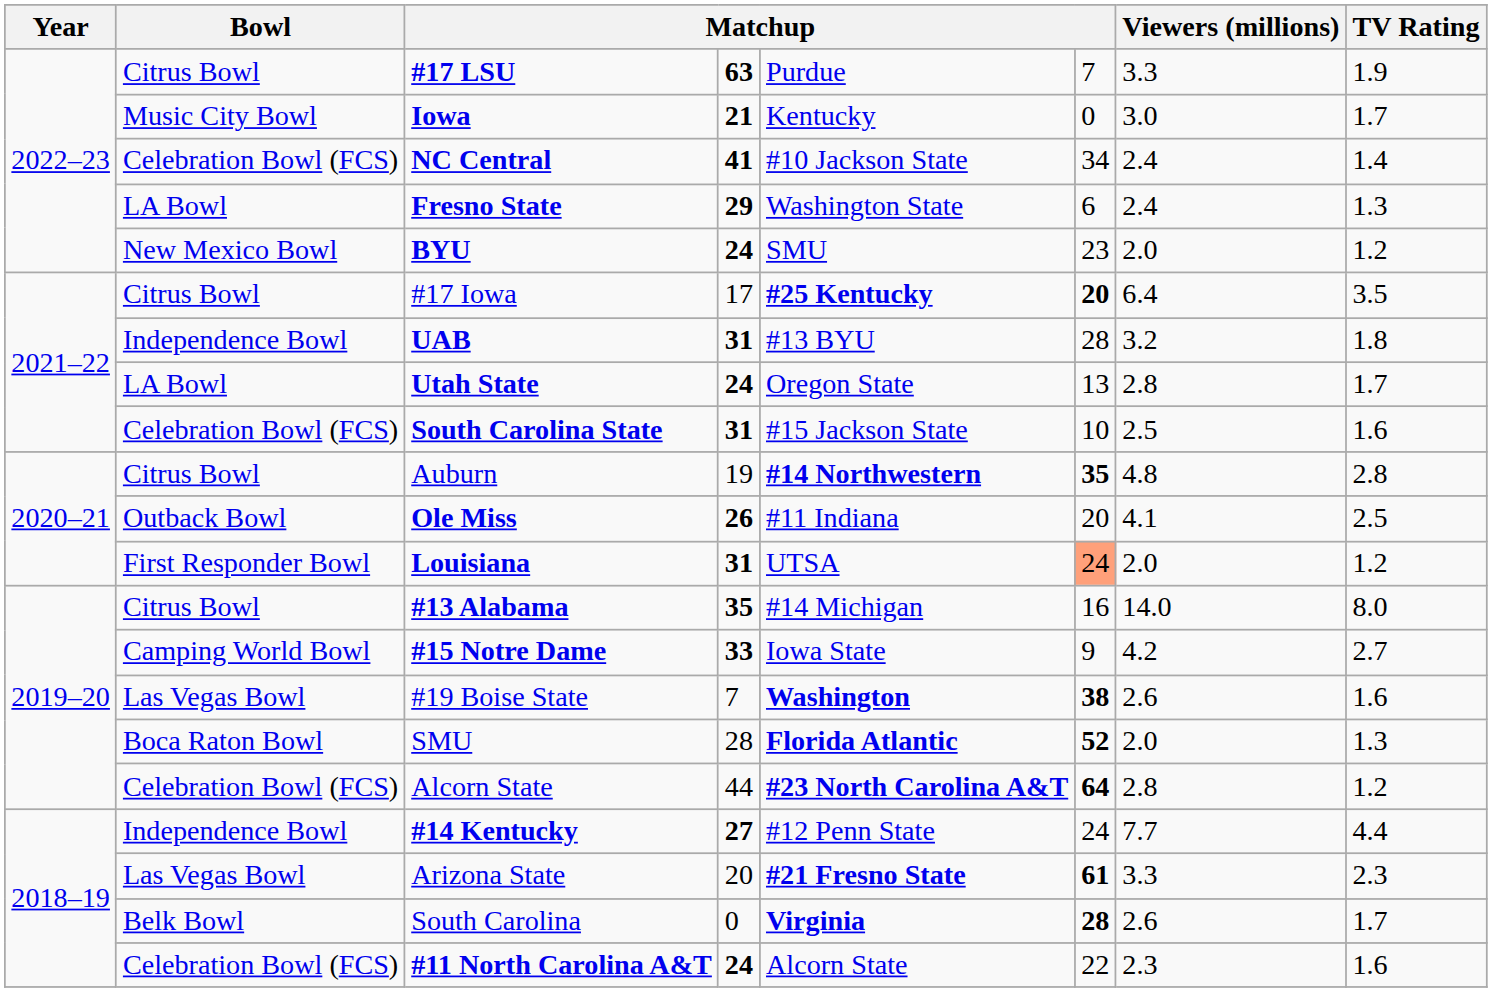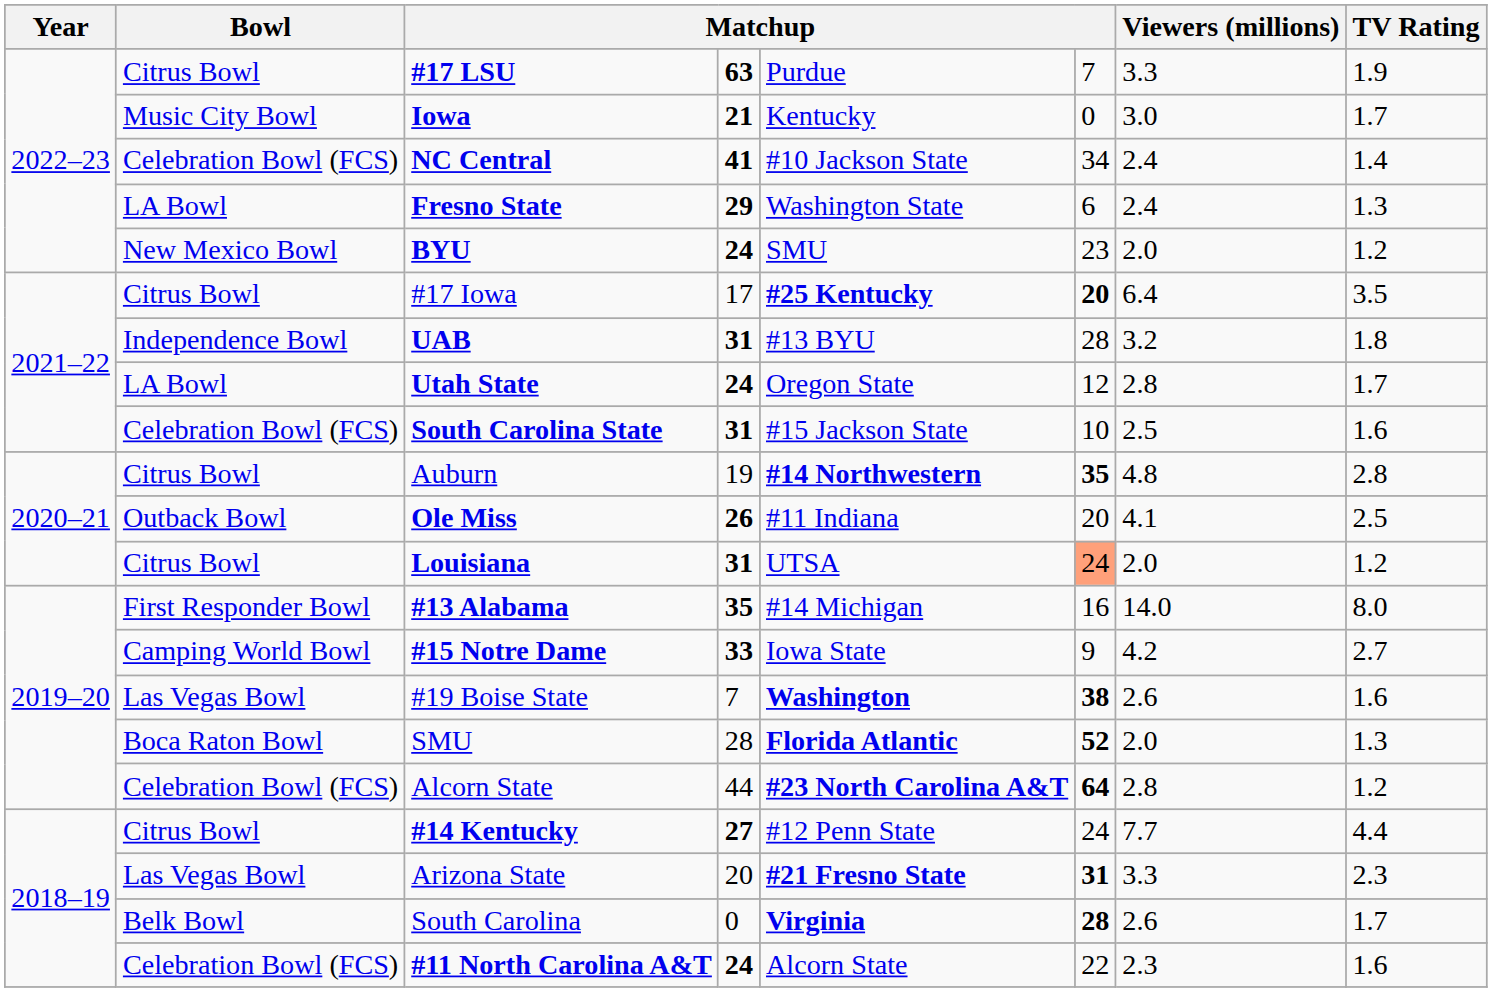(1095, 384) 13 -> (1095, 384) 12
(247, 562) First Responder Bowl -> (191, 562) Citrus Bowl
(191, 607) Citrus Bowl -> (247, 607) First Responder Bowl
(235, 830) Independence Bowl -> (191, 830) Citrus Bowl
(1095, 875) 61 -> (1095, 875) 31
